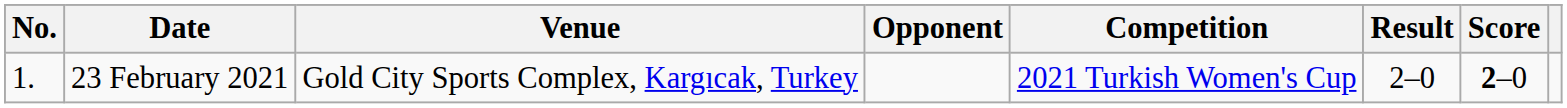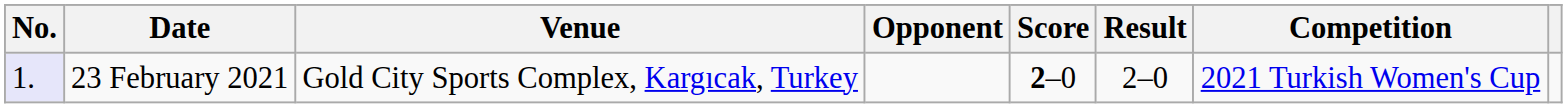columns swapped: (1504, 28) <-> (1187, 28)
(23, 77) no background -> (23, 77) lavender background
